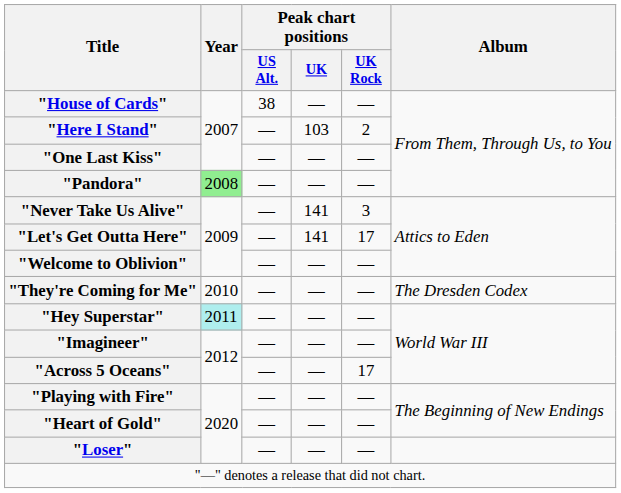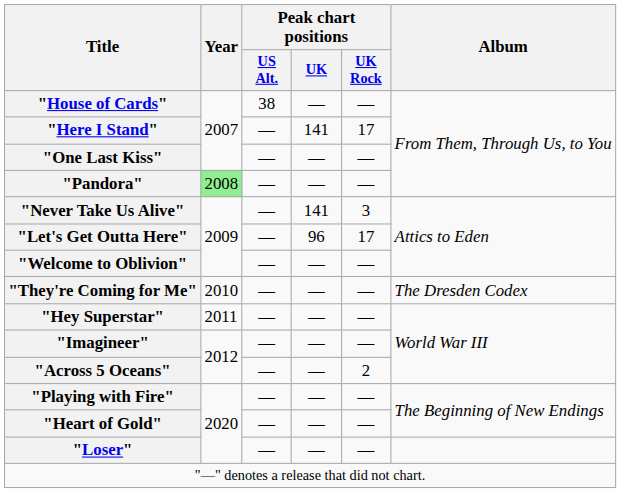(316, 130) 103 -> (316, 130) 141
(366, 130) 2 -> (366, 130) 17
(316, 236) 141 -> (316, 236) 96
(221, 316) paleturquoise background -> (221, 316) no background
(366, 370) 17 -> (366, 370) 2
